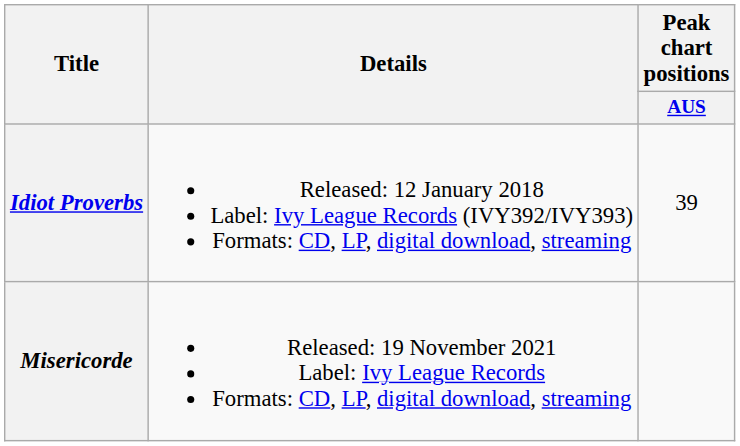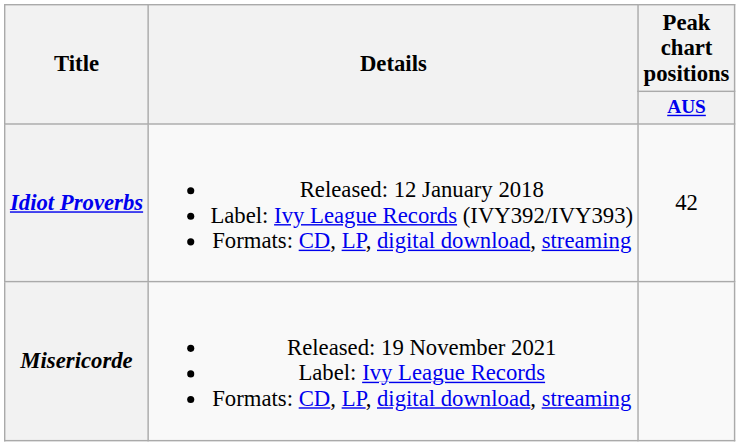(687, 202) 39 -> (687, 202) 42
